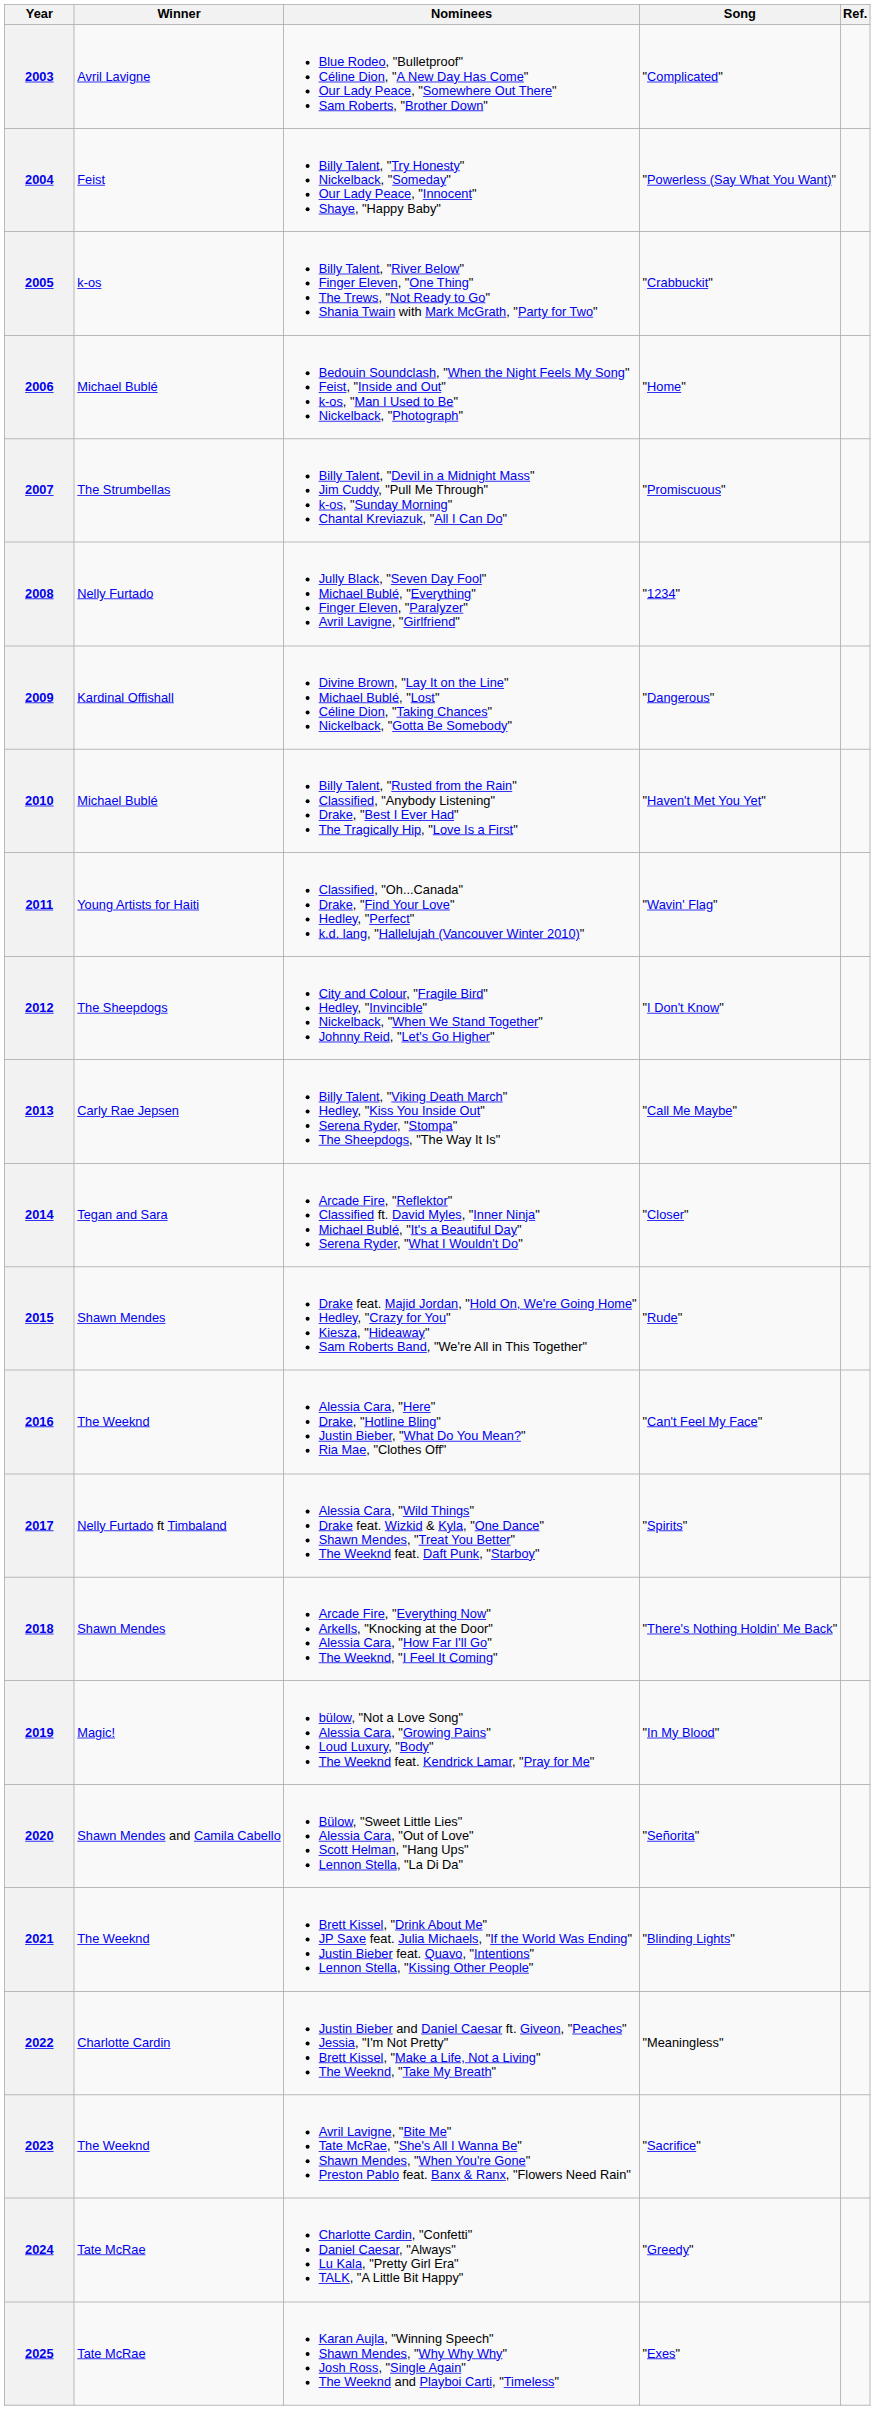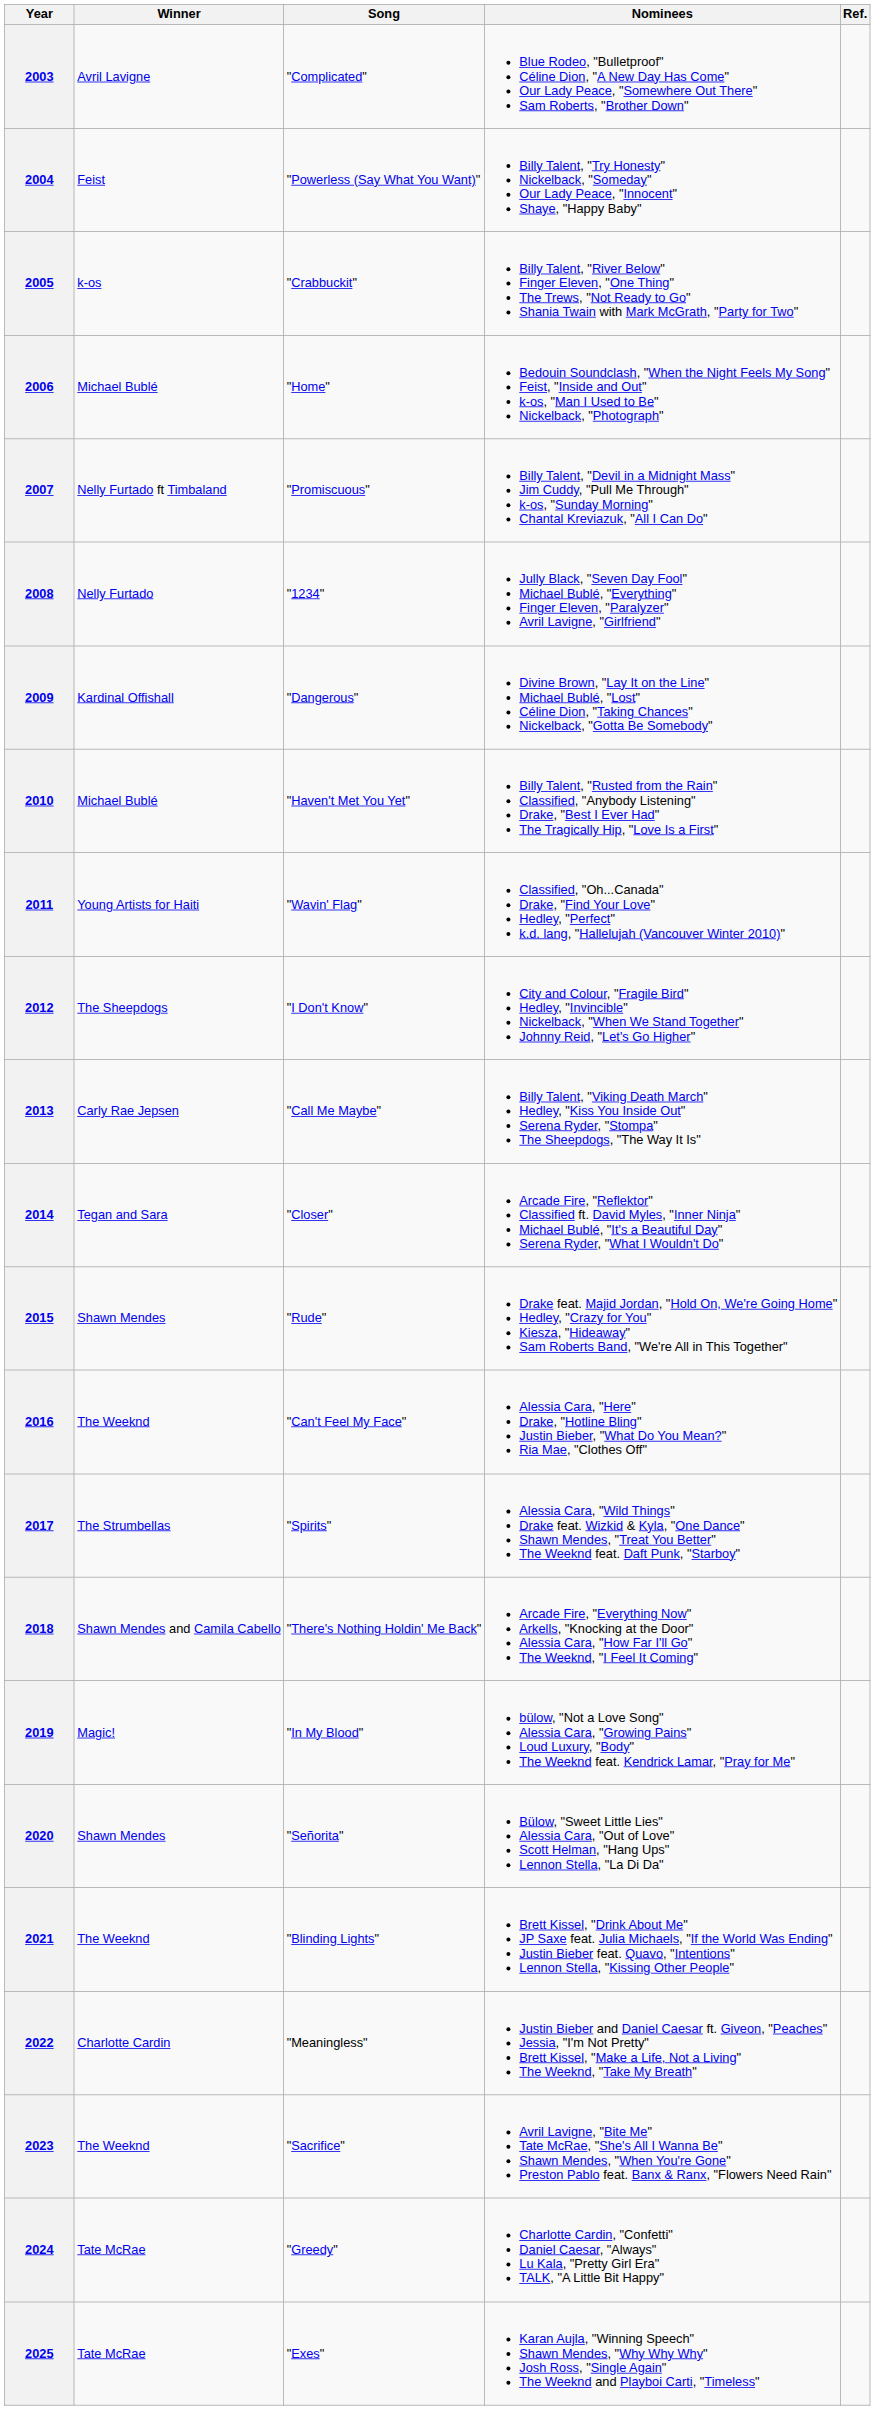columns swapped: (740, 14) <-> (462, 14)
(124, 490) The Strumbellas -> (152, 490) Nelly Furtado ft Timbaland
(152, 1525) Nelly Furtado ft Timbaland -> (124, 1525) The Strumbellas
(121, 1629) Shawn Mendes -> (179, 1629) Shawn Mendes and Camila Cabello
(179, 1836) Shawn Mendes and Camila Cabello -> (121, 1836) Shawn Mendes
